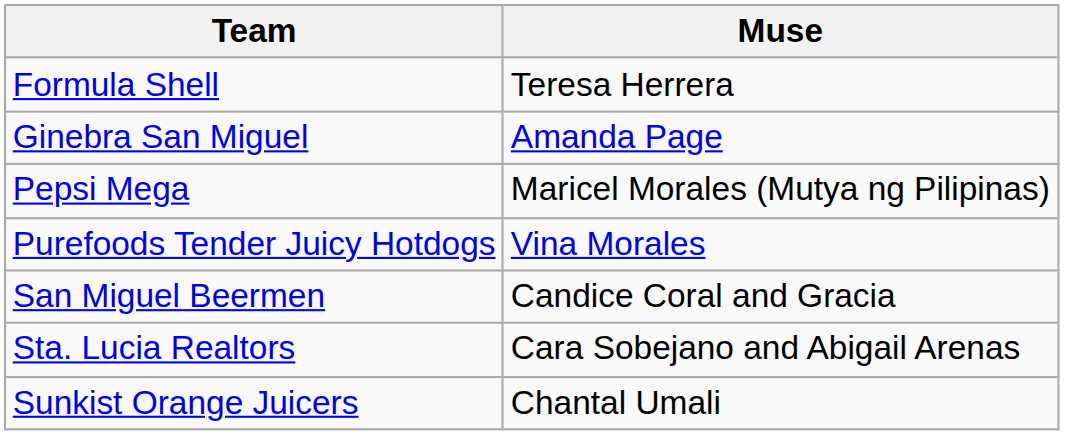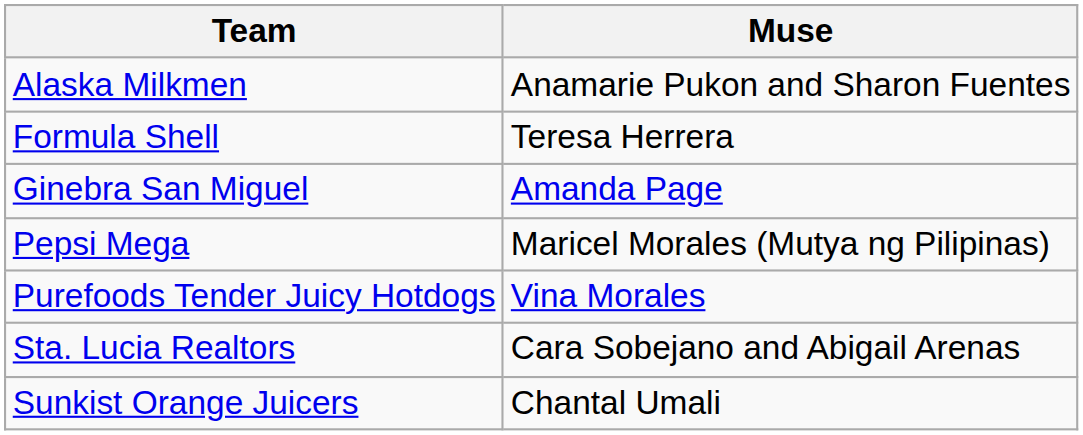+ row: (130, 84)
- row: (169, 296)
